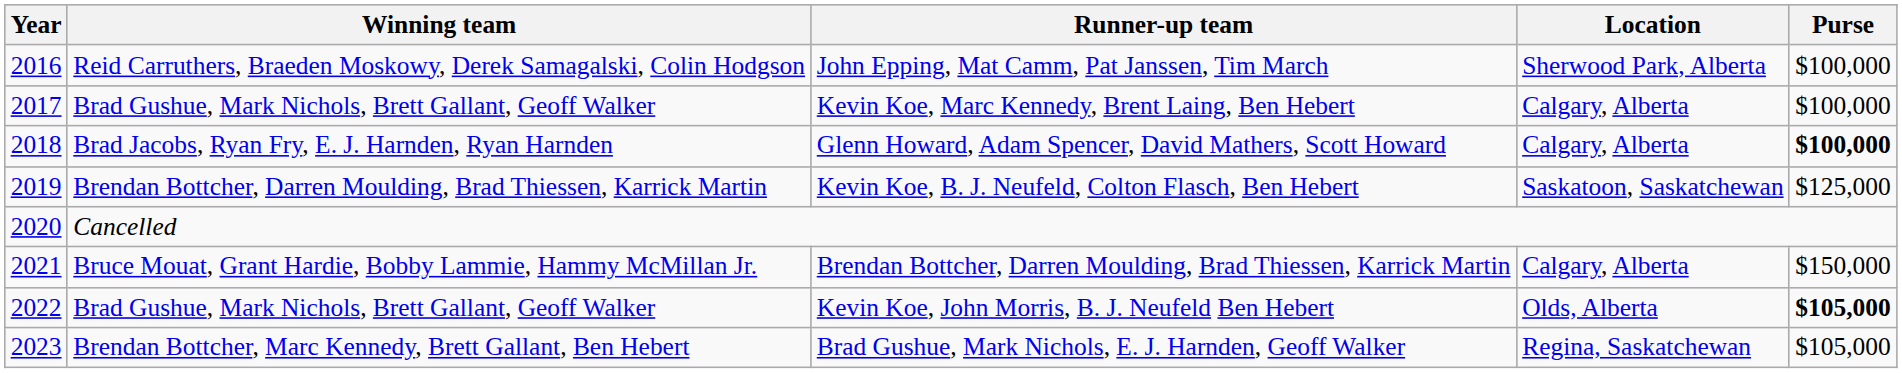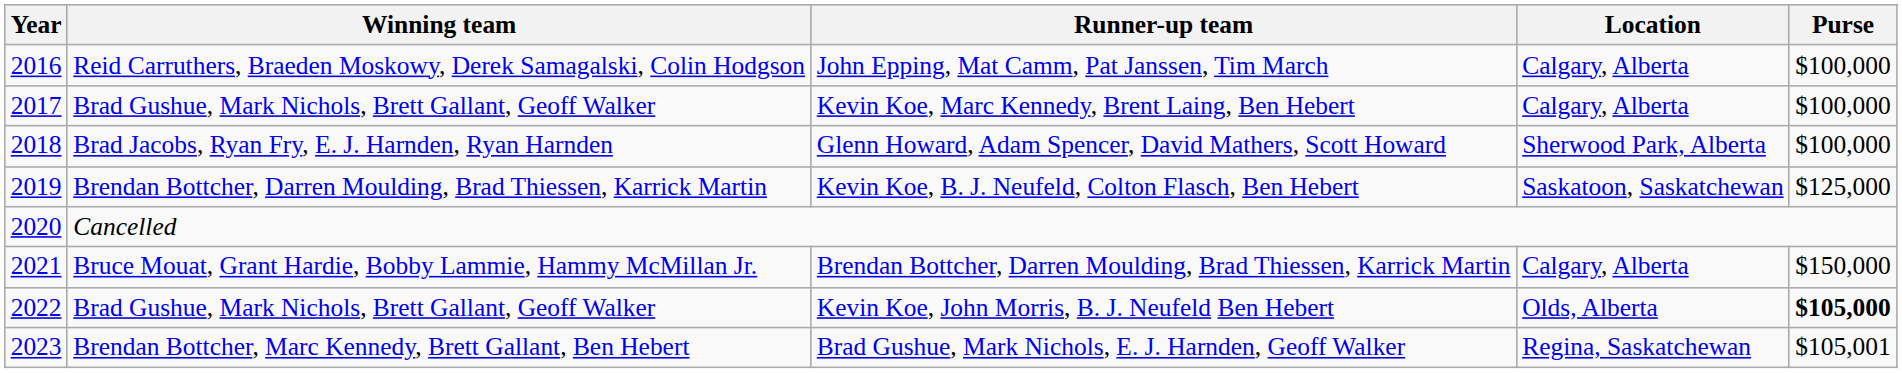(1644, 65) Sherwood Park, Alberta -> (1605, 65) Calgary, Alberta
(1605, 145) Calgary, Alberta -> (1644, 145) Sherwood Park, Alberta
(1843, 145) bold -> (1843, 145) normal
(1843, 347) $105,000 -> (1843, 347) $105,001
